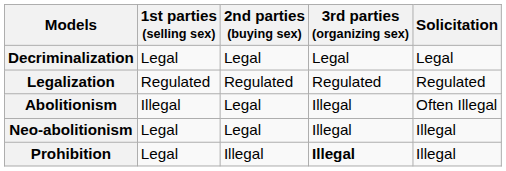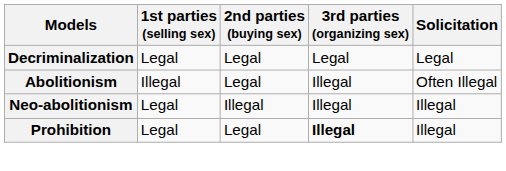- row: (71, 81)
(242, 130) Legal -> (244, 105) Illegal
(244, 154) Illegal -> (242, 130) Legal
